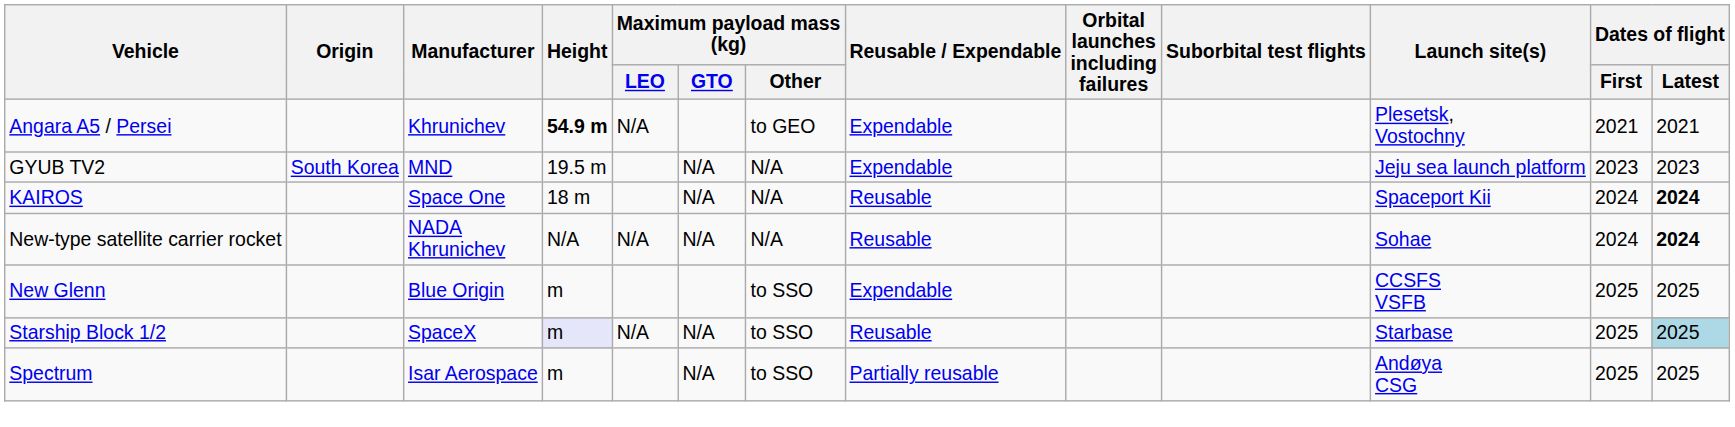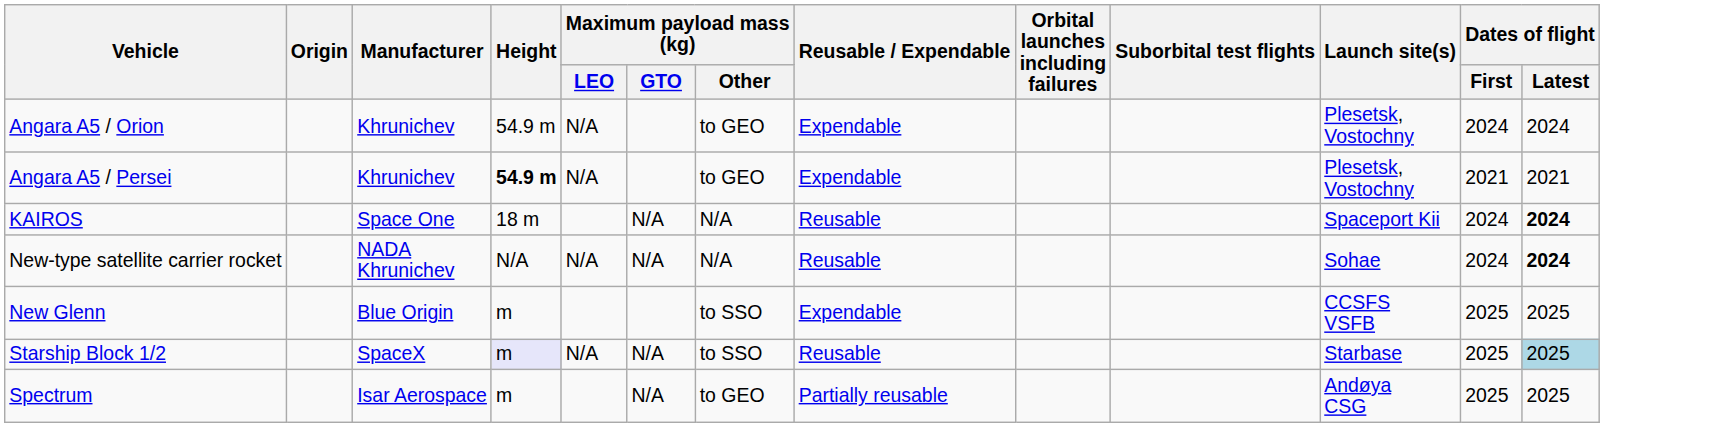+ row: (87, 125)
- row: (57, 167)
(782, 374) to SSO -> (732, 395) to GEO
